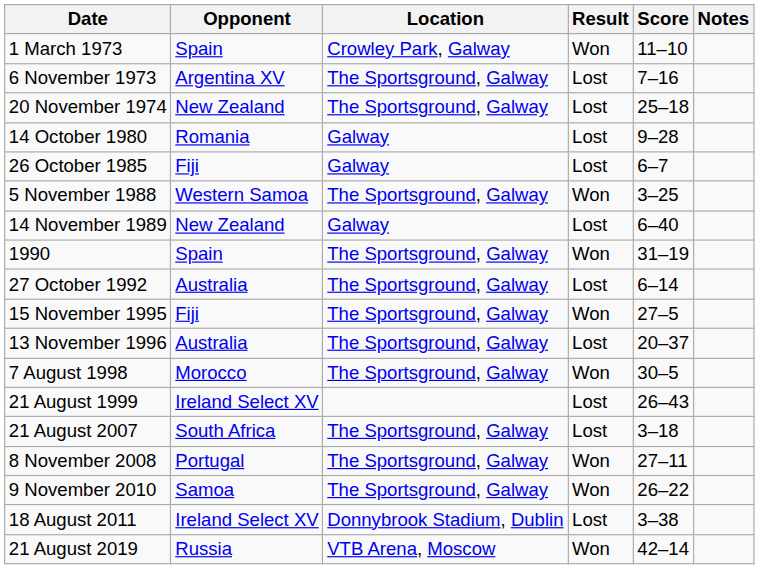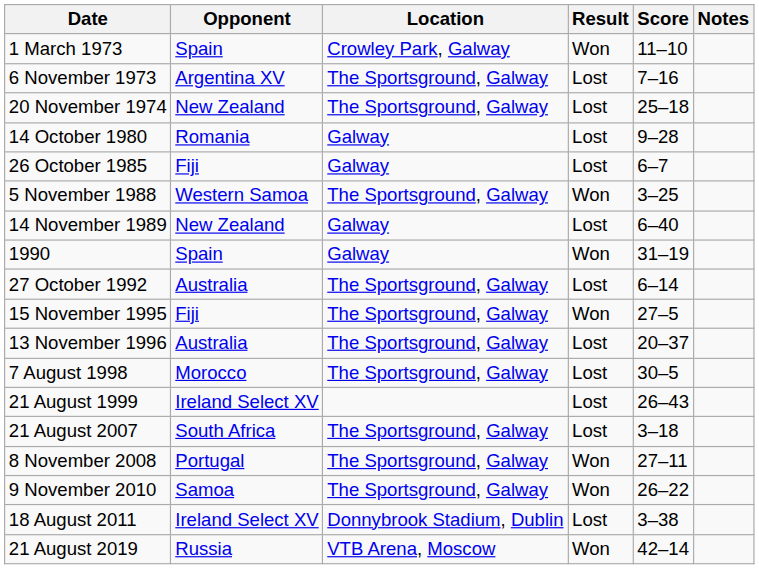(438, 254) The Sportsground, Galway -> (358, 254) Galway
(591, 372) Won -> (590, 372) Lost
